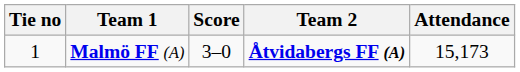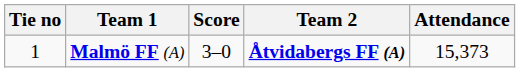(462, 50) 15,173 -> (462, 50) 15,373
